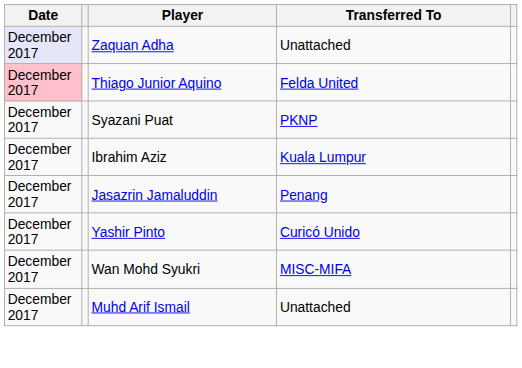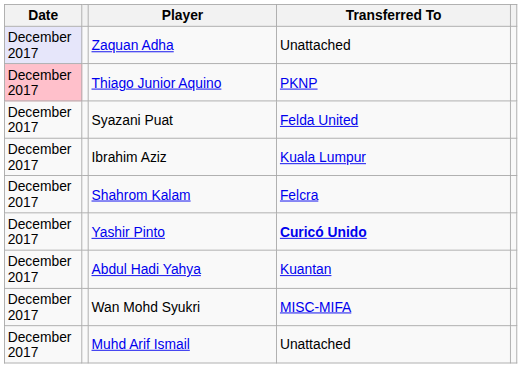(319, 83) Felda United -> (299, 83) PKNP
(299, 120) PKNP -> (319, 120) Felda United
+ row: (141, 195)
- row: (154, 195)
(320, 232) normal -> (323, 232) bold
+ row: (146, 269)
